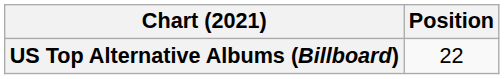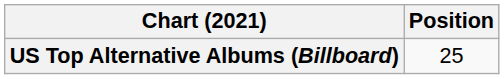(451, 55) 22 -> (451, 55) 25
